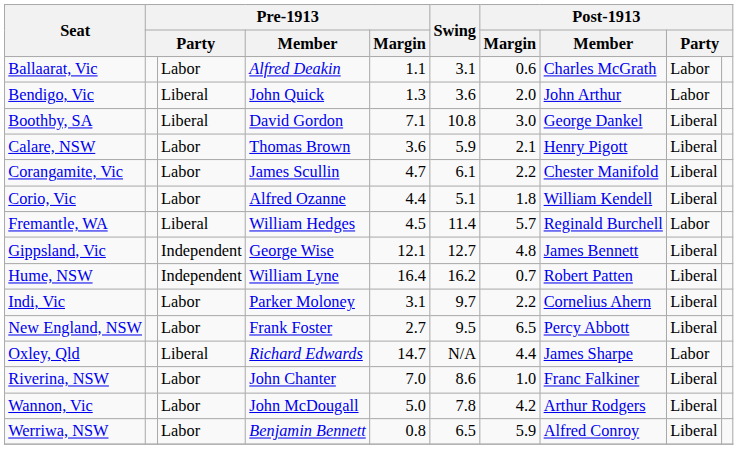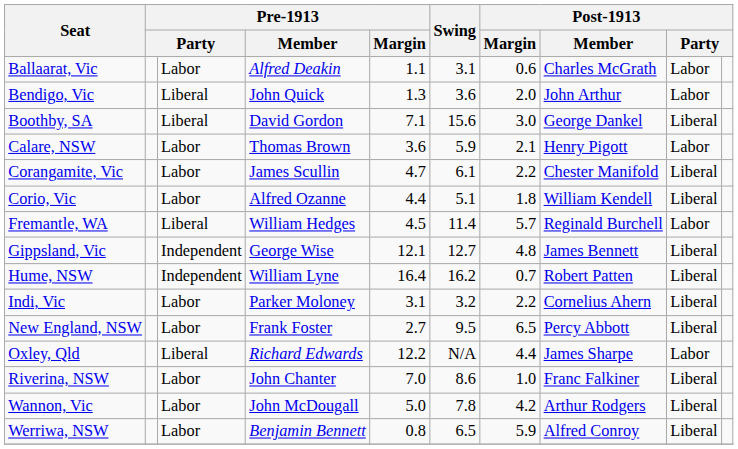(462, 120) 10.8 -> (462, 120) 15.6
(694, 146) Liberal -> (690, 146) Labor
(466, 302) 9.7 -> (466, 302) 3.2
(412, 353) 14.7 -> (412, 353) 12.2
